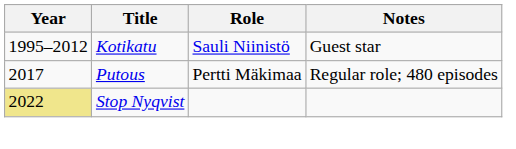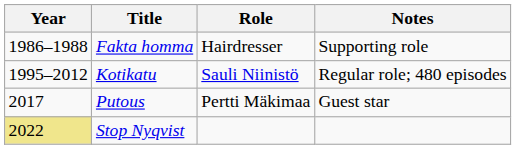+ row: (145, 46)
(345, 46) Guest star -> (413, 74) Regular role; 480 episodes
(404, 74) Regular role; 480 episodes -> (354, 102) Guest star
